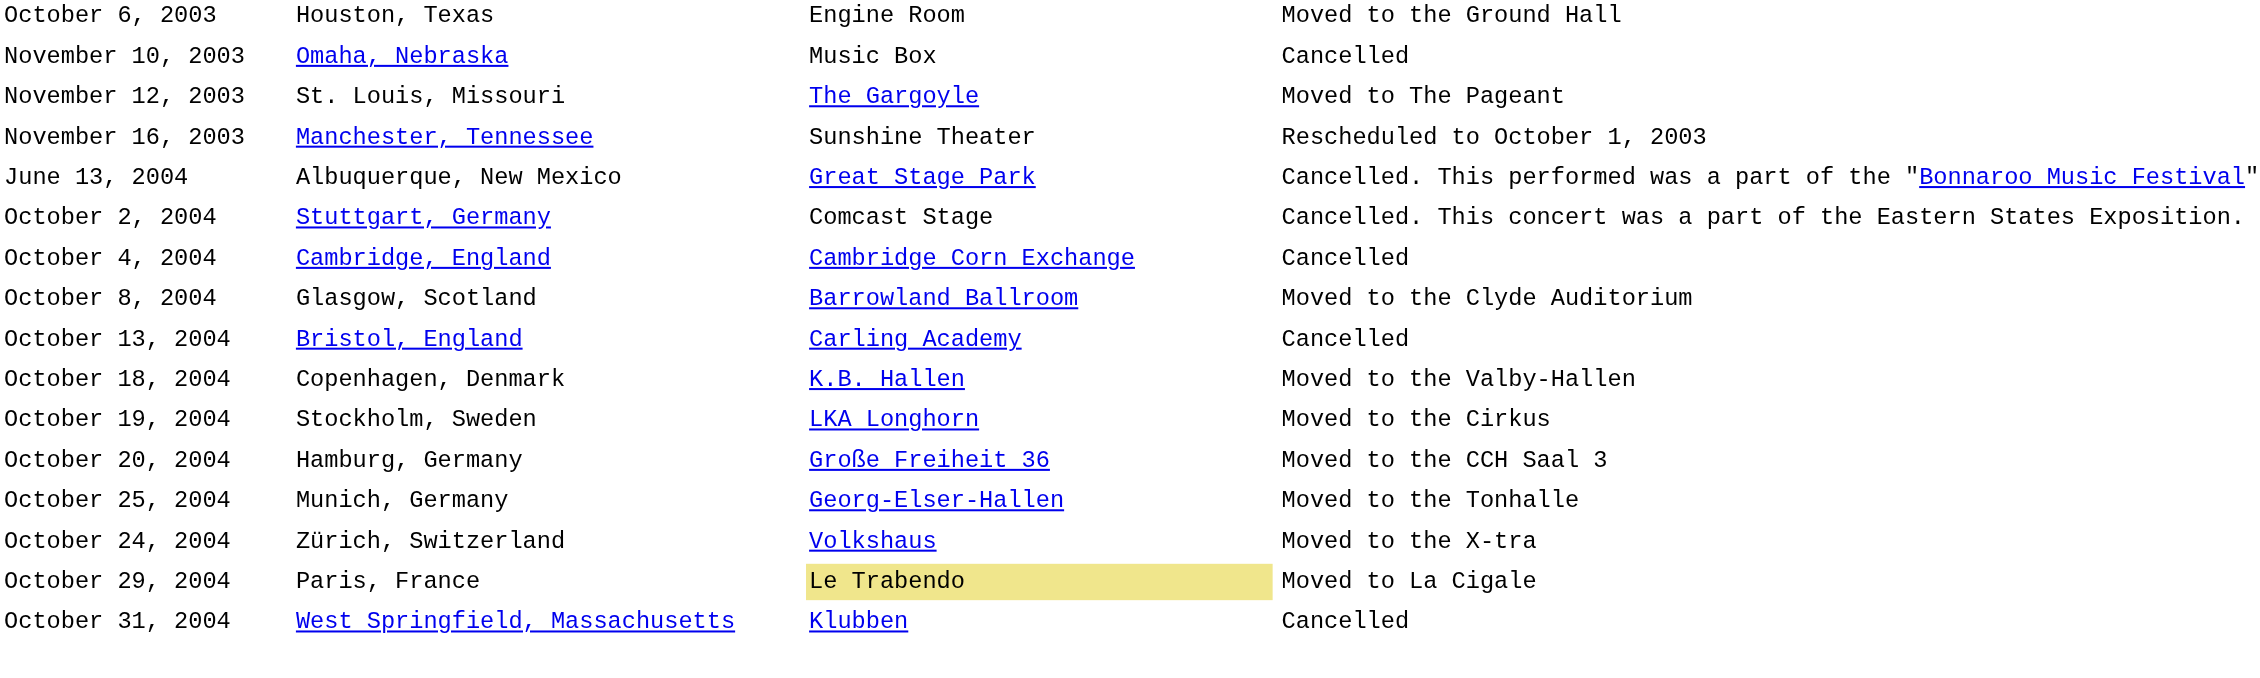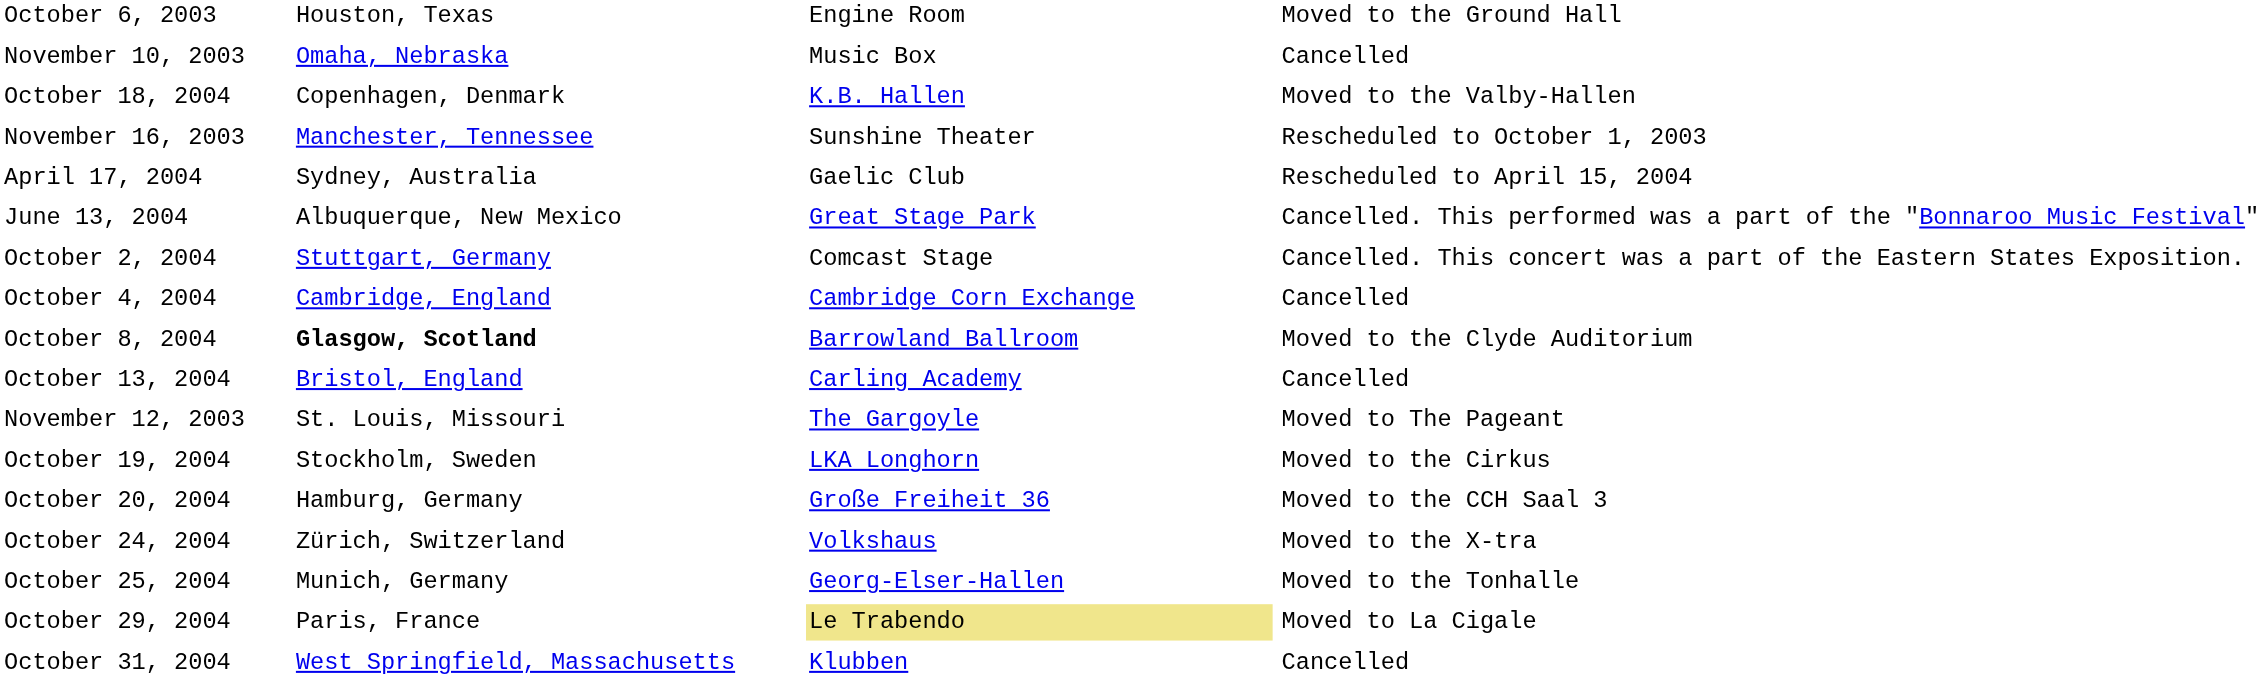rows swapped: (125, 97) <-> (117, 380)
+ row: (103, 178)
(416, 299) normal -> (416, 340) bold
rows swapped: (117, 542) <-> (117, 501)
